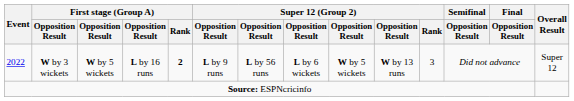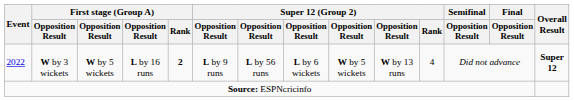(432, 63) 3 -> (432, 63) 4
(552, 63) normal -> (552, 63) bold
